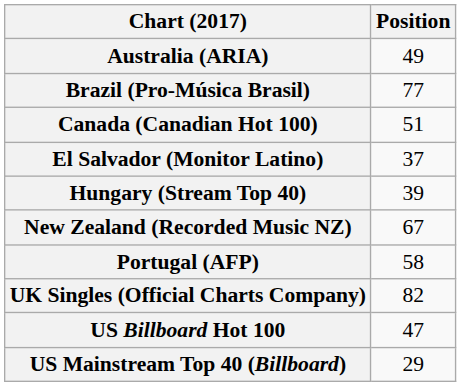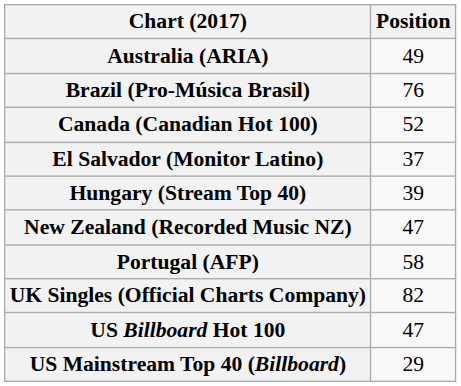(413, 90) 77 -> (413, 90) 76
(413, 124) 51 -> (413, 124) 52
(413, 227) 67 -> (413, 227) 47
